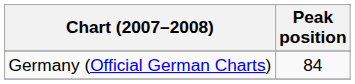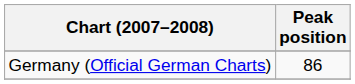(313, 65) 84 -> (313, 65) 86
